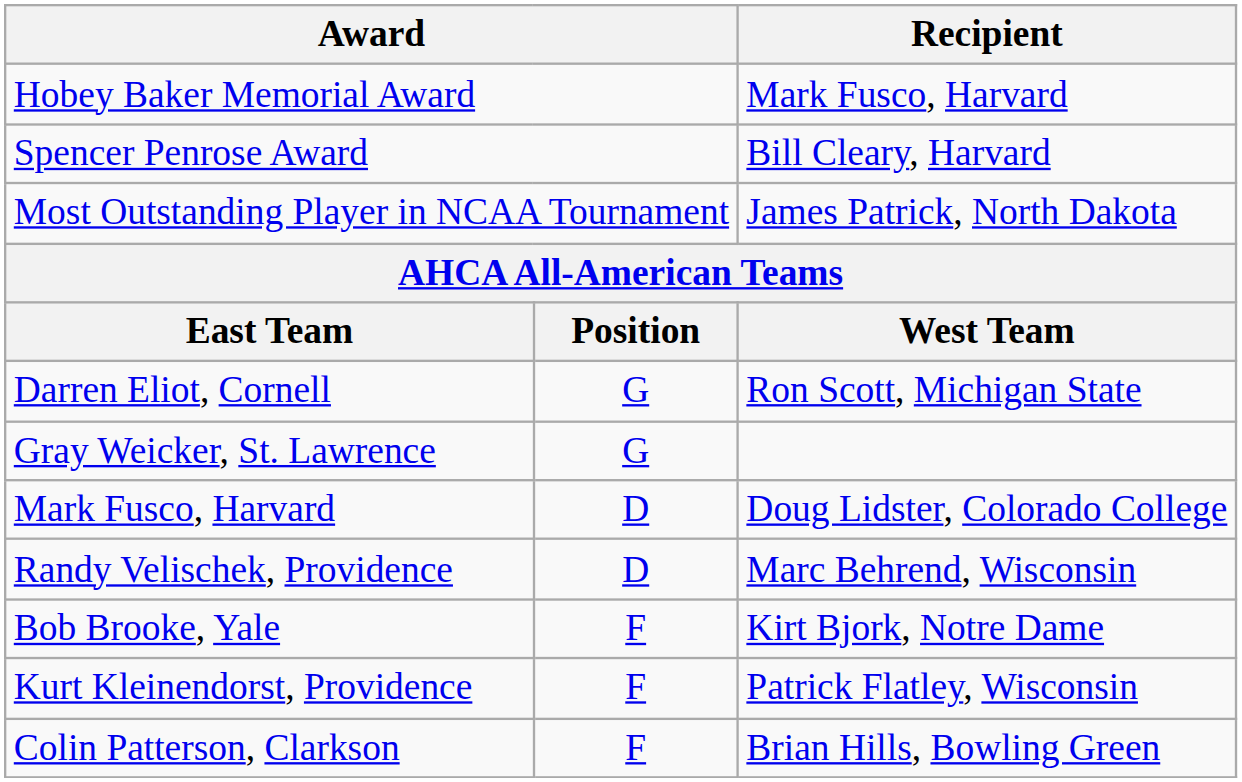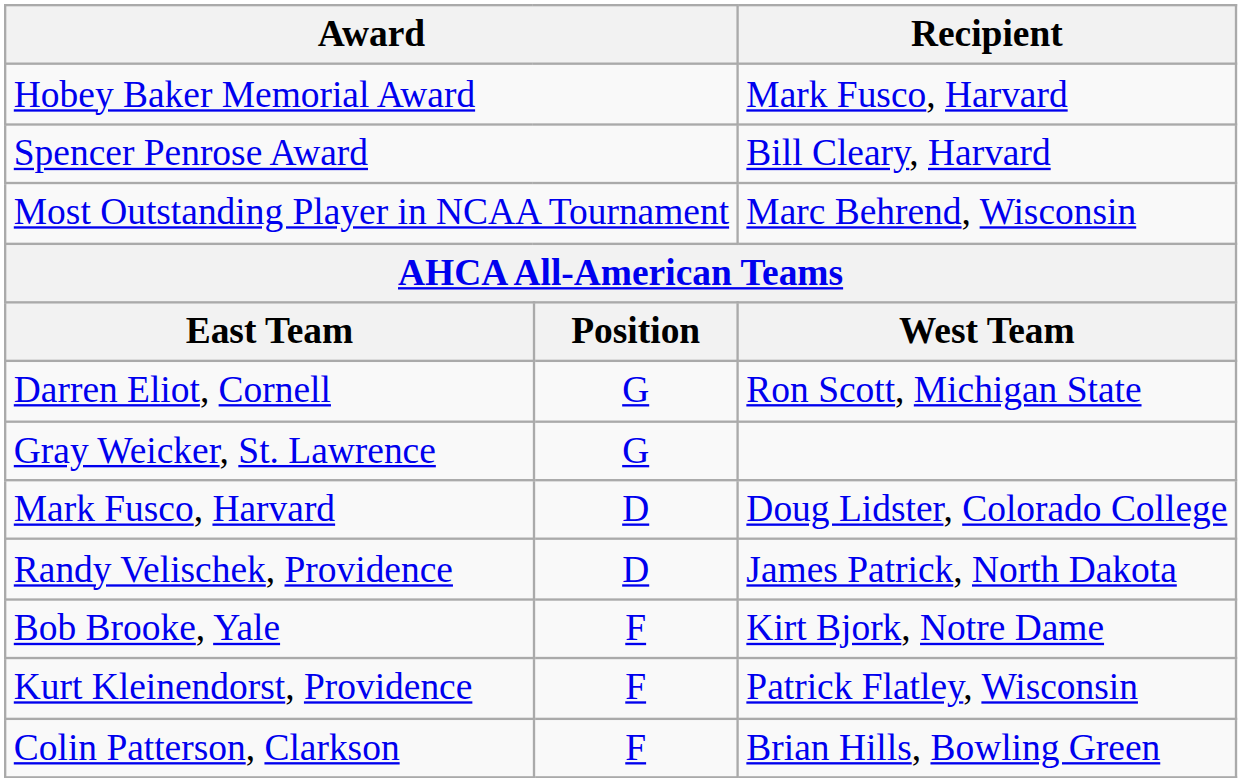(962, 212) James Patrick, North Dakota -> (941, 212) Marc Behrend, Wisconsin
(941, 568) Marc Behrend, Wisconsin -> (962, 568) James Patrick, North Dakota
